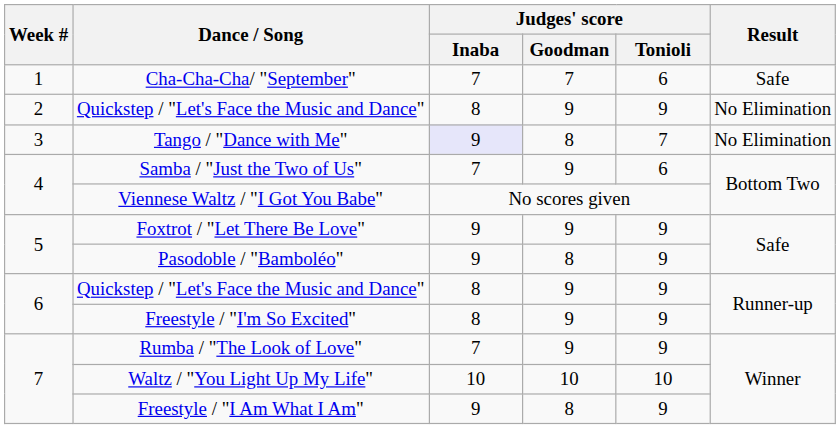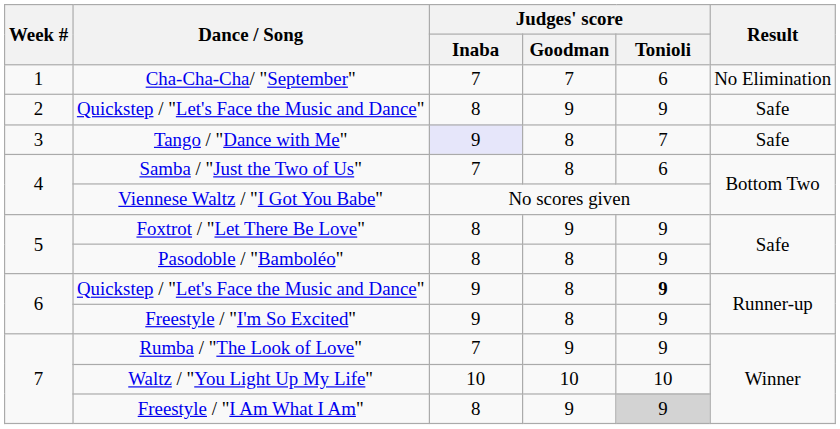(773, 79) Safe -> (773, 79) No Elimination
(773, 109) No Elimination -> (773, 109) Safe
(773, 139) No Elimination -> (773, 139) Safe
(569, 169) 9 -> (569, 169) 8
(476, 229) 9 -> (476, 229) 8
(476, 259) 9 -> (476, 259) 8
(476, 288) 8 -> (476, 288) 9
(569, 288) 9 -> (569, 288) 8
(663, 288) normal -> (663, 288) bold
(476, 318) 8 -> (476, 318) 9
(569, 318) 9 -> (569, 318) 8
(476, 408) 9 -> (476, 408) 8
(569, 408) 8 -> (569, 408) 9
(663, 408) no background -> (663, 408) lightgrey background
